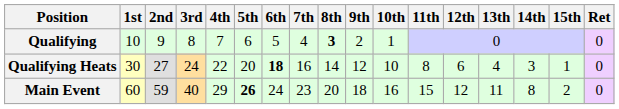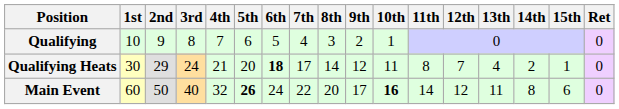(331, 41) bold -> (331, 41) normal
(161, 65) 27 -> (161, 65) 29
(220, 65) 22 -> (220, 65) 21
(304, 65) 16 -> (304, 65) 17
(391, 65) 10 -> (391, 65) 11
(461, 65) 6 -> (461, 65) 7
(531, 65) 3 -> (531, 65) 2
(161, 90) 59 -> (161, 90) 50
(220, 90) 29 -> (220, 90) 32
(304, 90) 23 -> (304, 90) 22
(359, 90) 18 -> (359, 90) 17
(391, 90) normal -> (391, 90) bold
(426, 90) 15 -> (426, 90) 14
(567, 90) 2 -> (567, 90) 6
